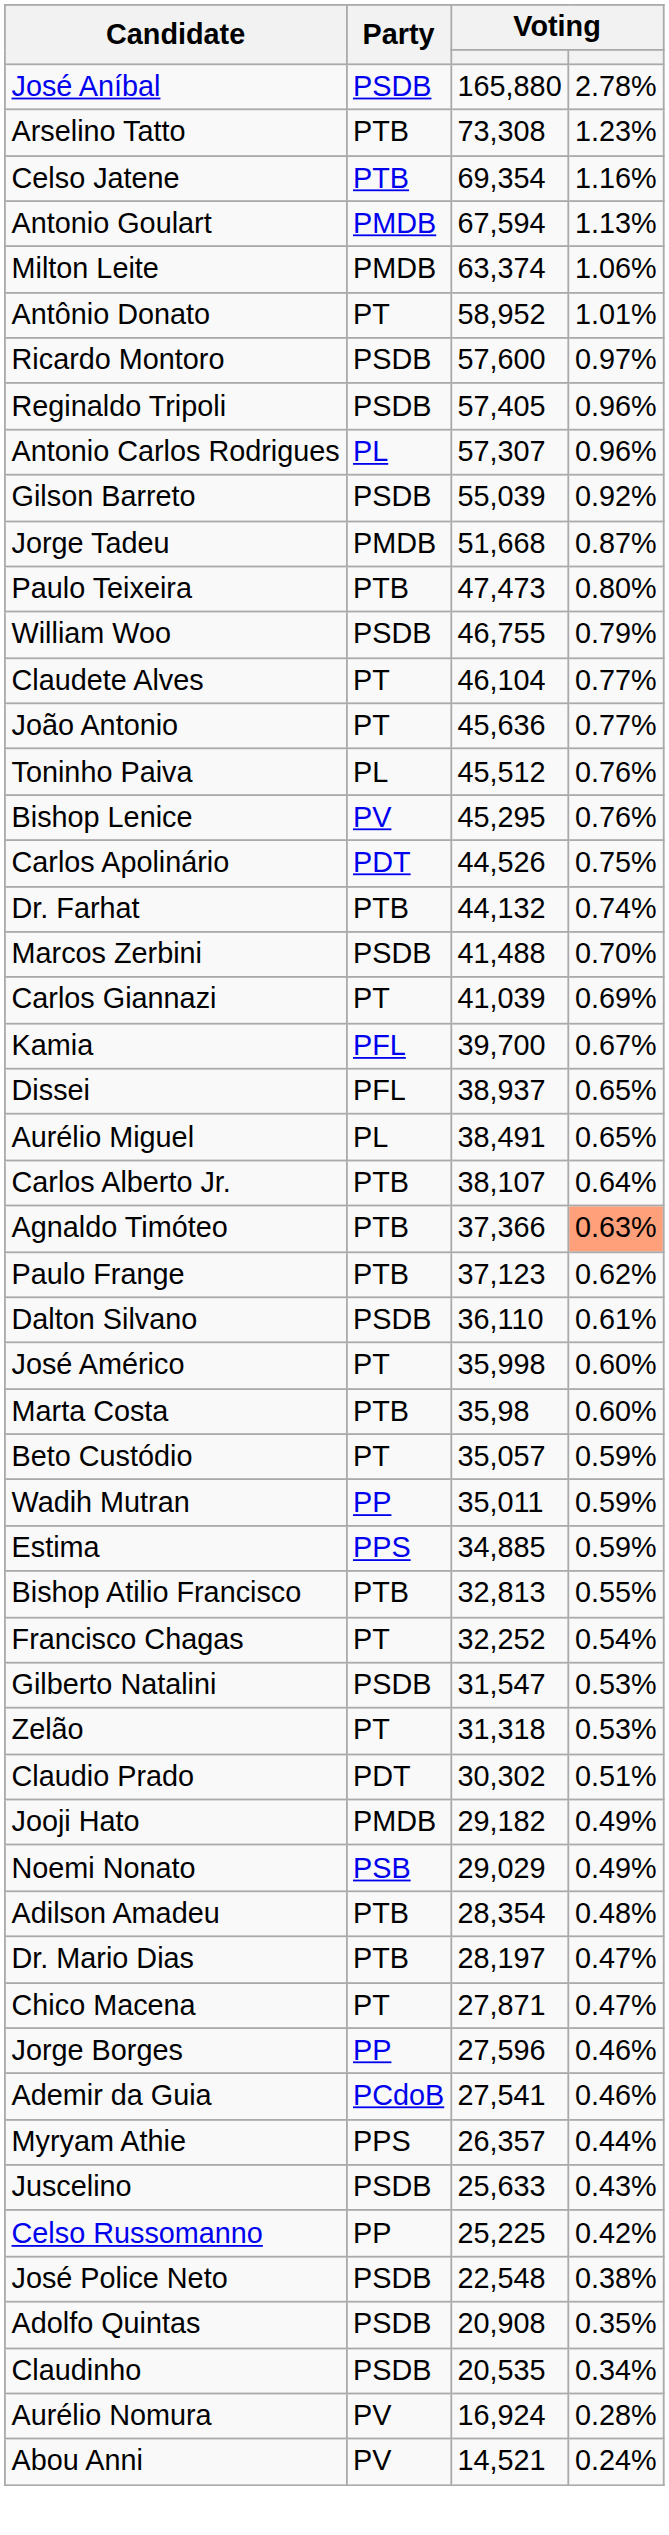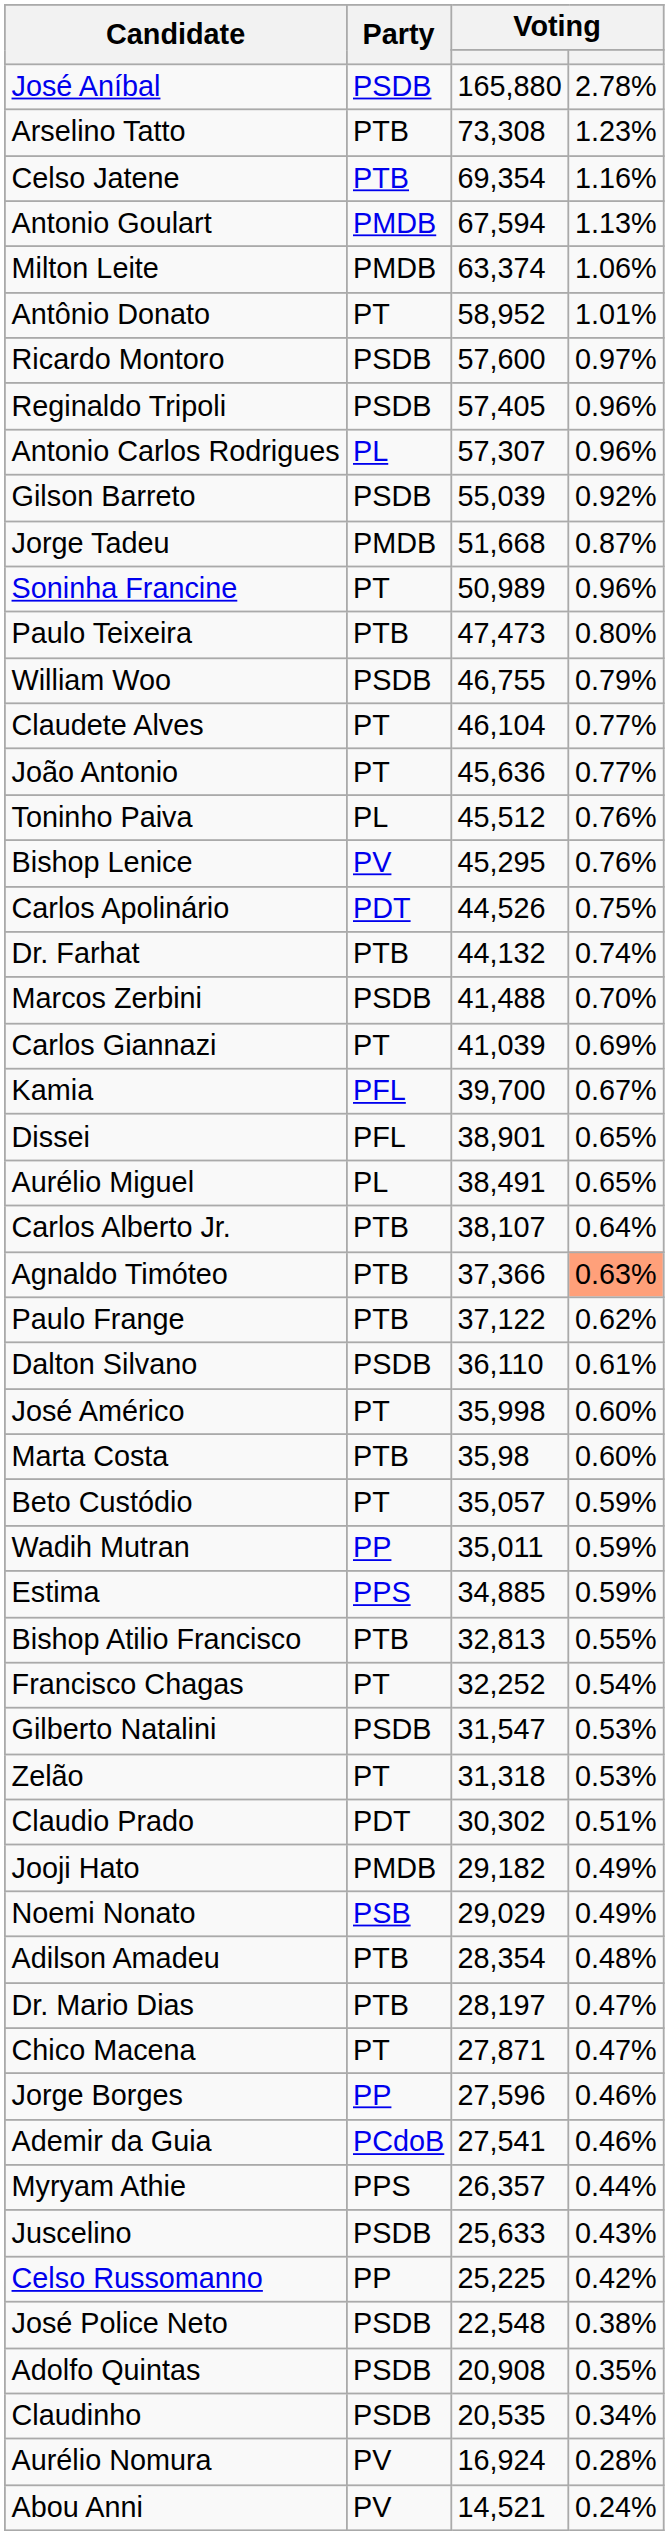+ row: (124, 588)
(502, 1091) 38,937 -> (502, 1136) 38,901
(502, 1273) 37,123 -> (502, 1319) 37,122
